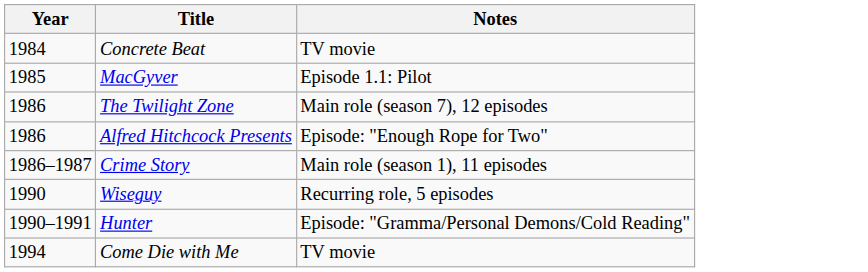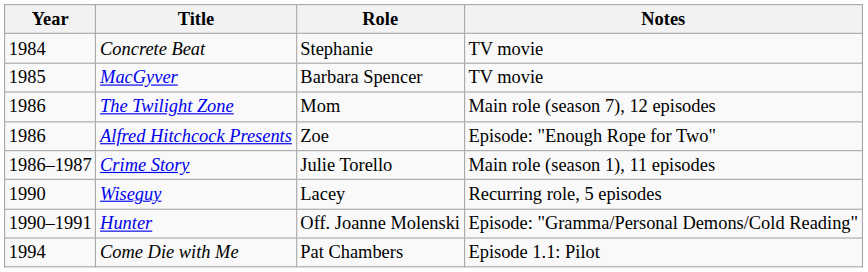+ column: (380, 19)
(366, 77) Episode 1.1: Pilot -> (506, 77) TV movie
(338, 252) TV movie -> (534, 252) Episode 1.1: Pilot
